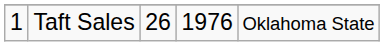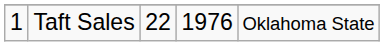(158, 22) 26 -> (158, 22) 22
